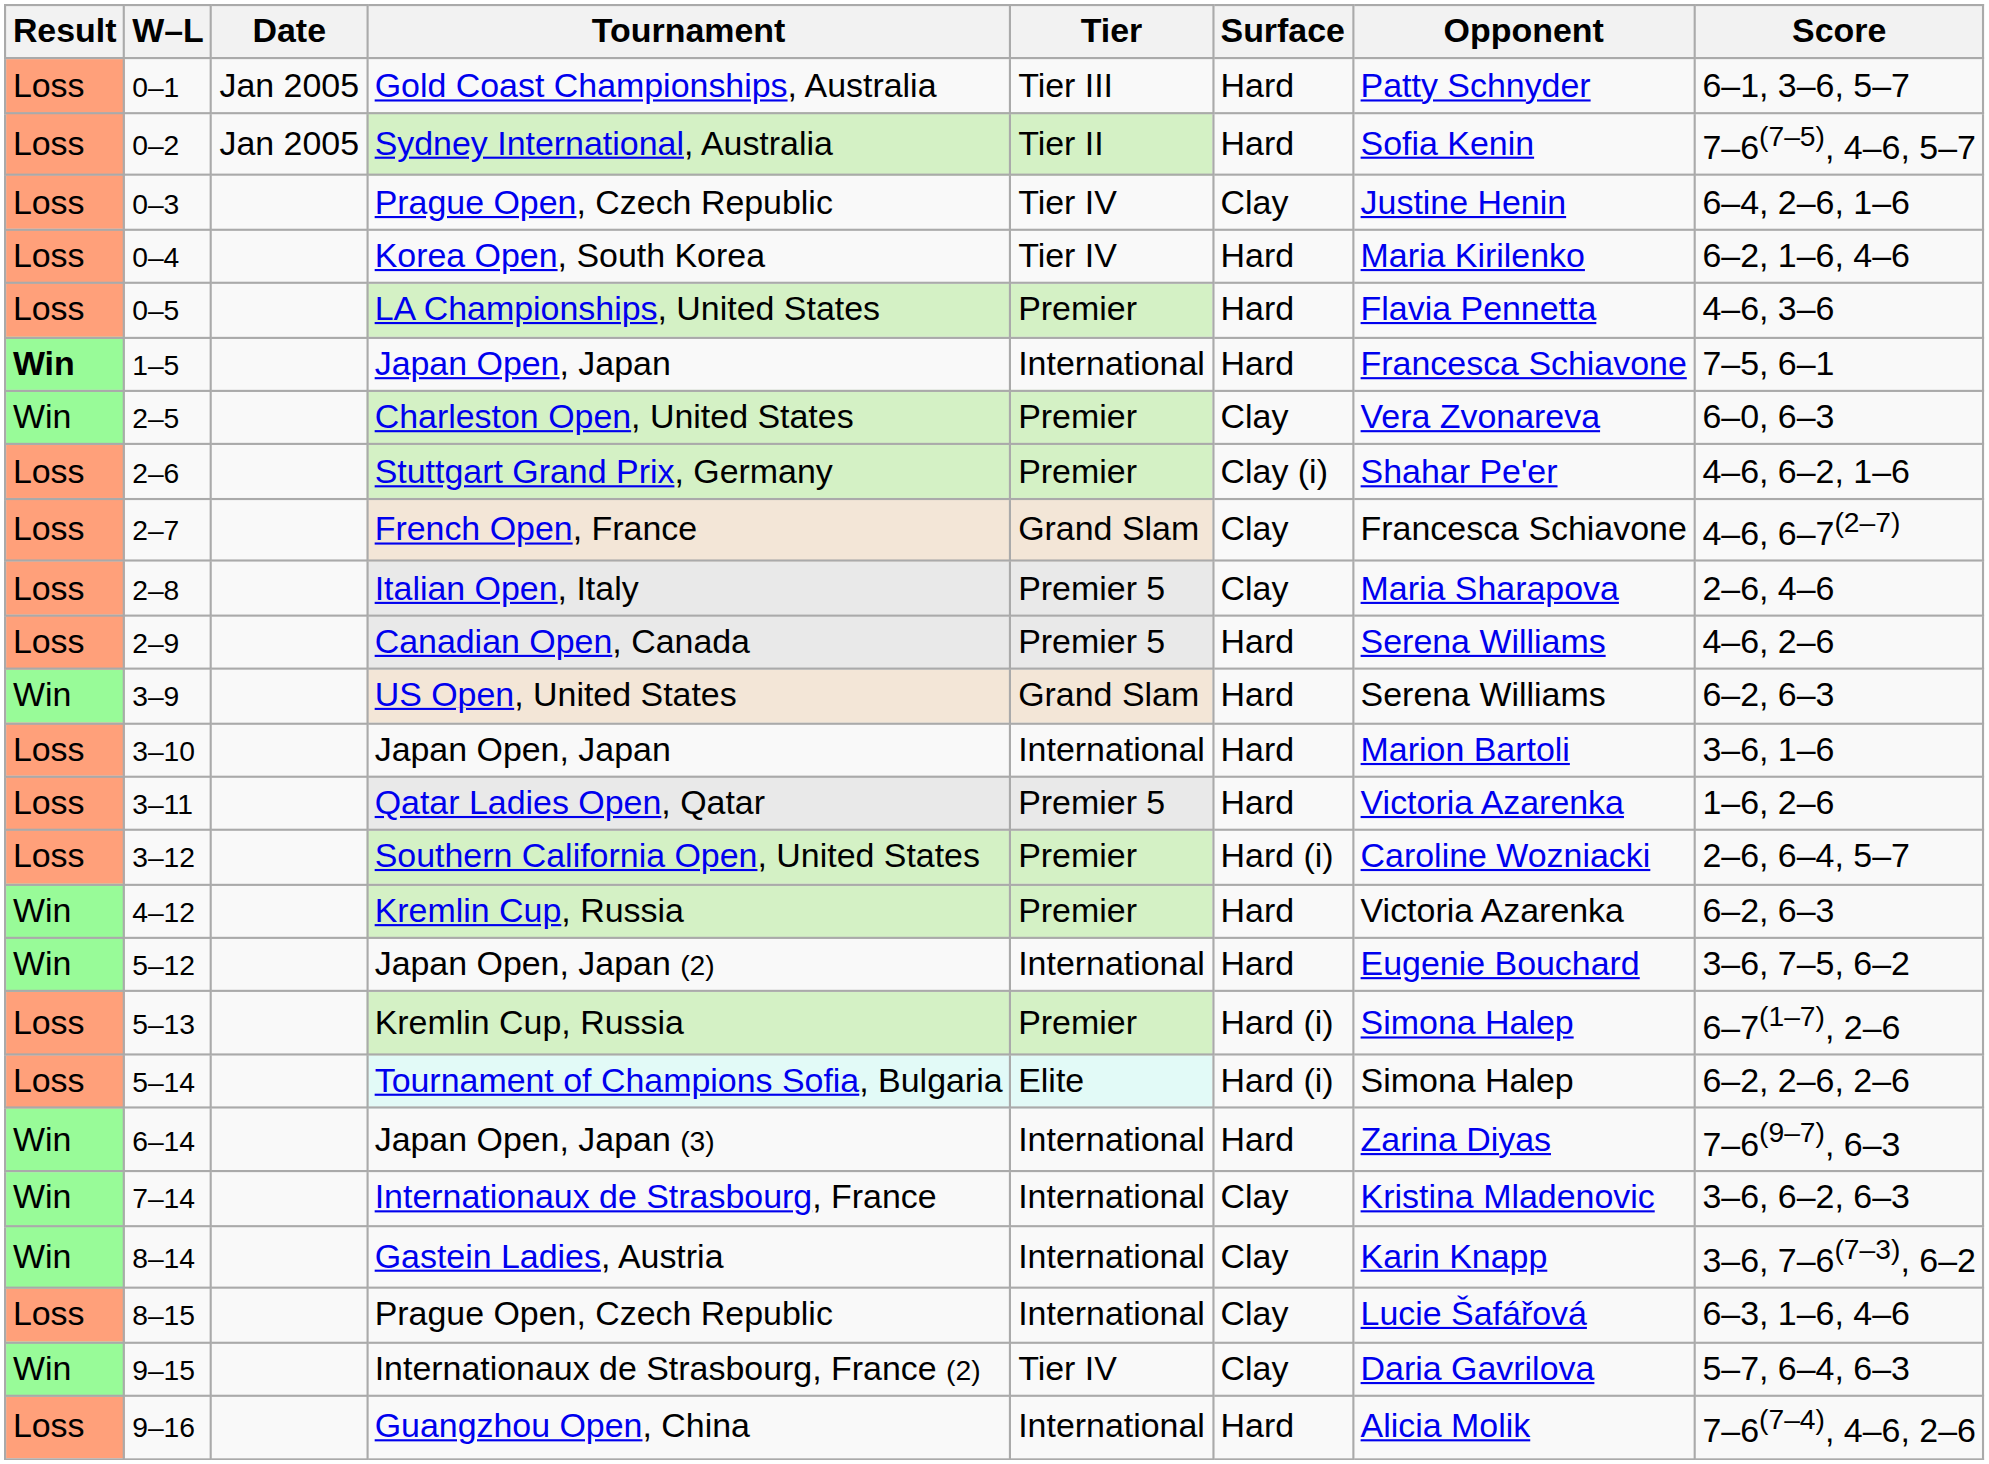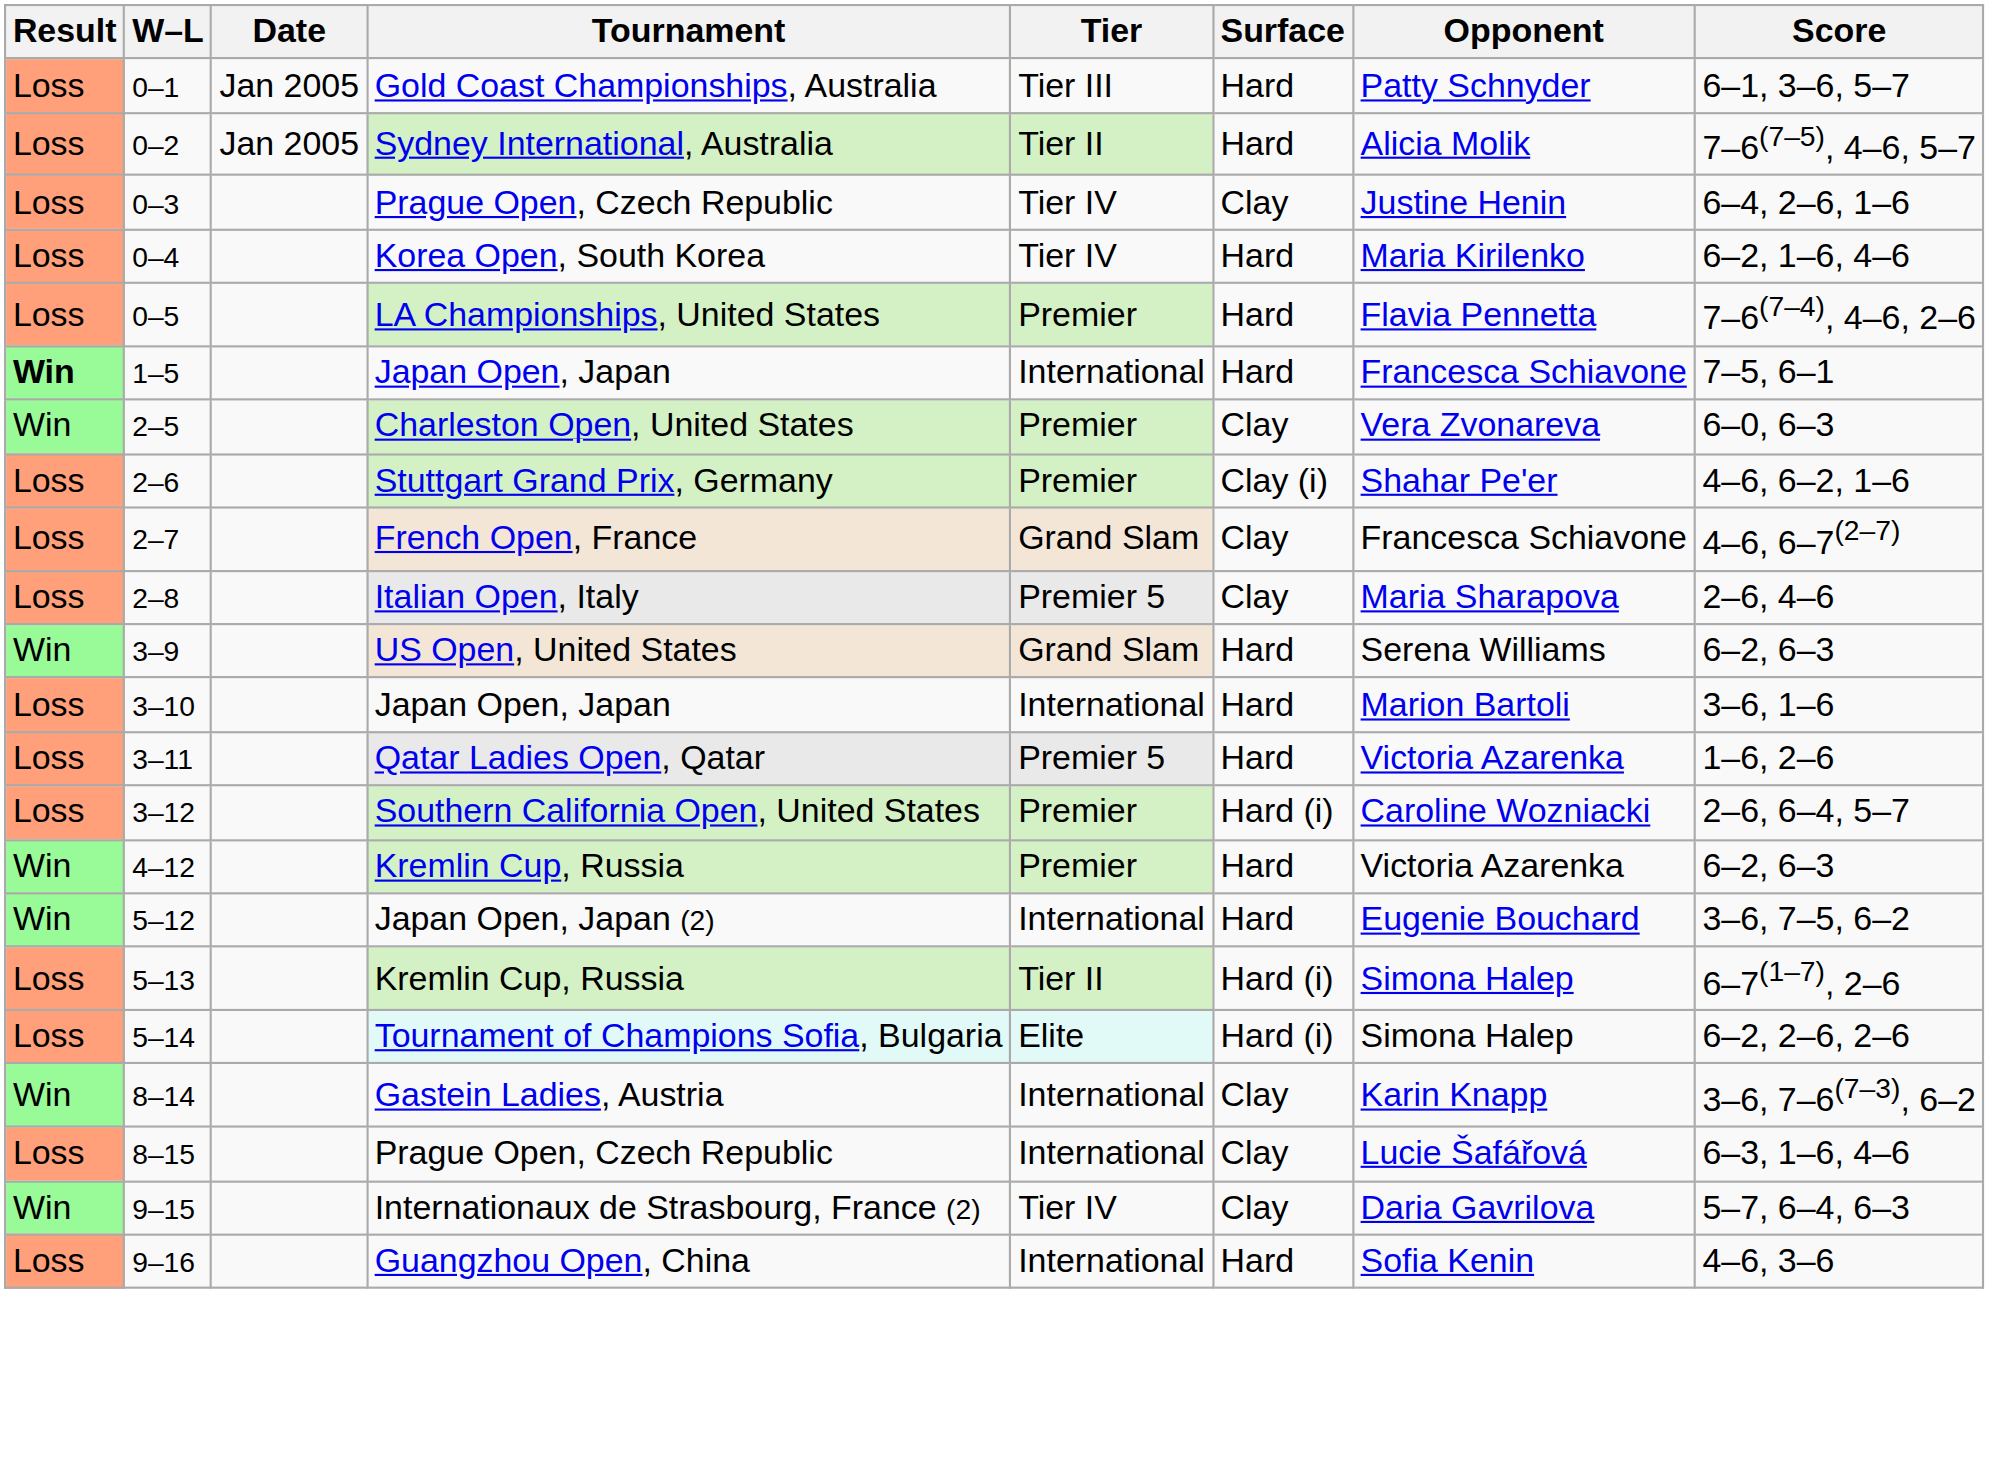(1447, 143) Sofia Kenin -> (1445, 143) Alicia Molik
(1768, 309) 4–6, 3–6 -> (1839, 314) 7–6(7–4), 4–6, 2–6
- row: (156, 643)
(1078, 1022) Premier -> (1061, 978) Tier II
- row: (164, 1141)
- row: (164, 1199)
(1445, 1426) Alicia Molik -> (1447, 1260) Sofia Kenin
(1839, 1426) 7–6(7–4), 4–6, 2–6 -> (1768, 1260) 4–6, 3–6
